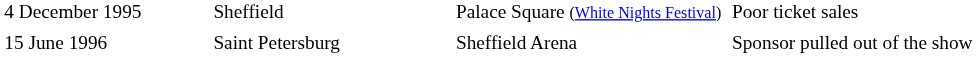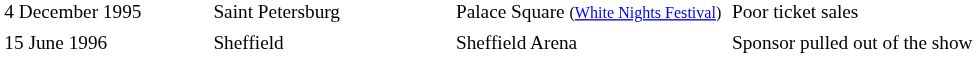(249, 11) Sheffield -> (277, 11) Saint Petersburg
(277, 42) Saint Petersburg -> (249, 42) Sheffield
